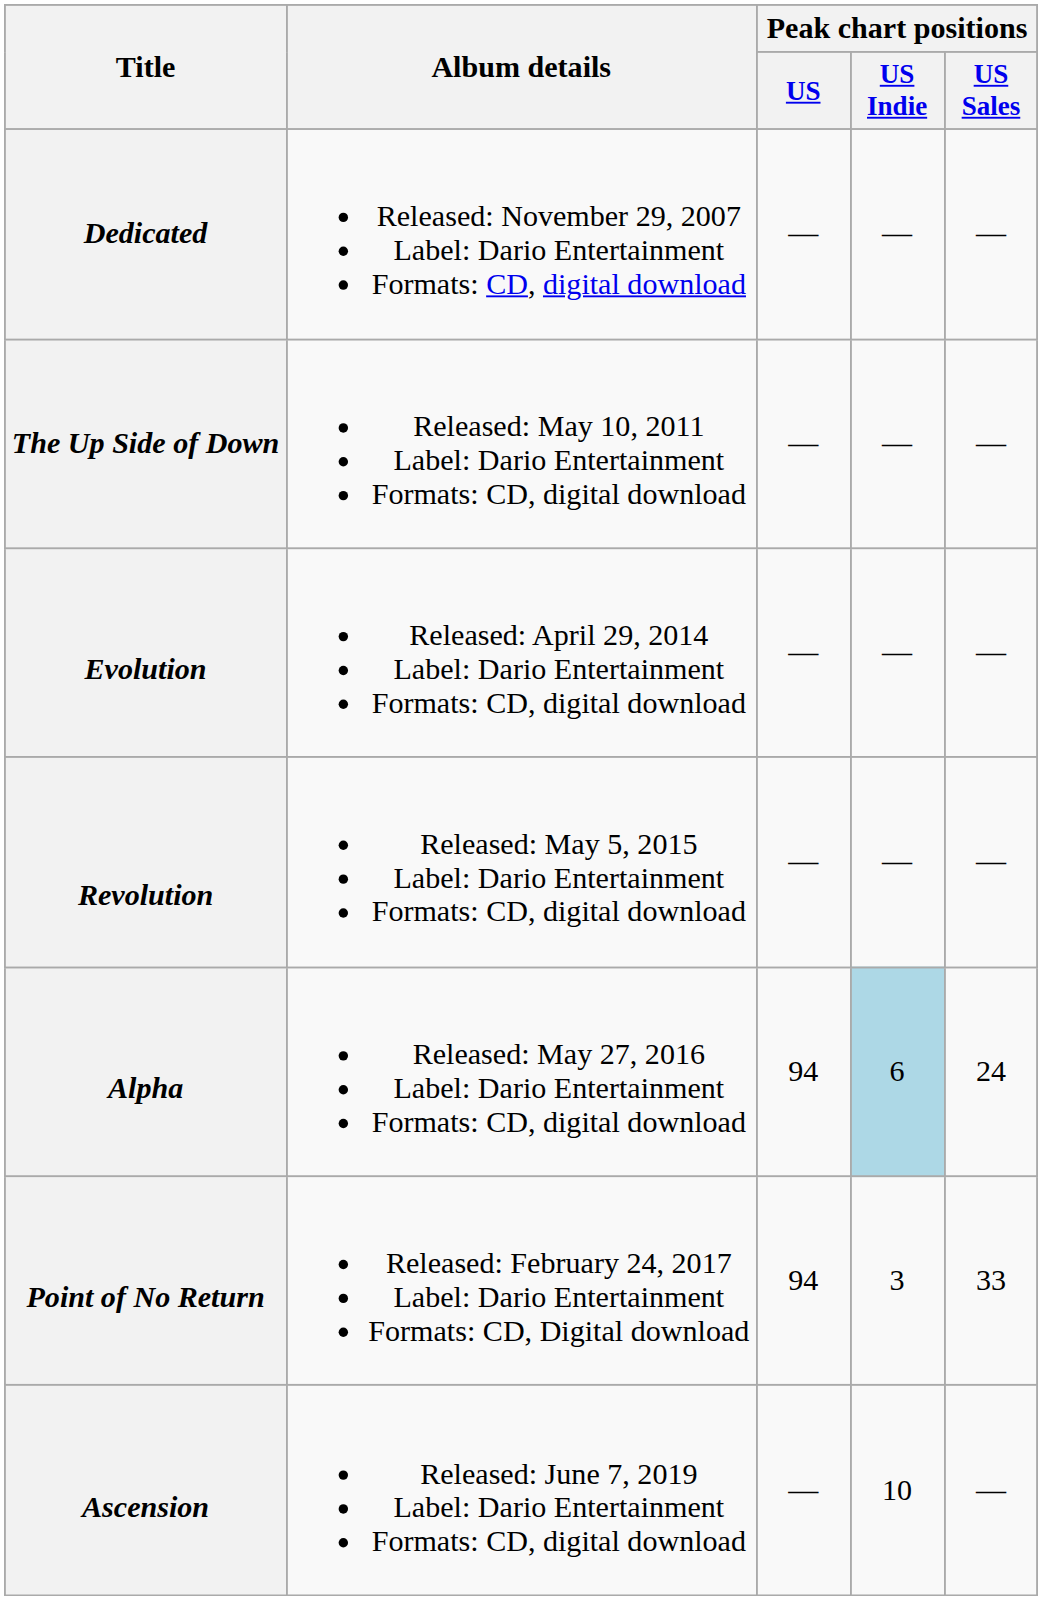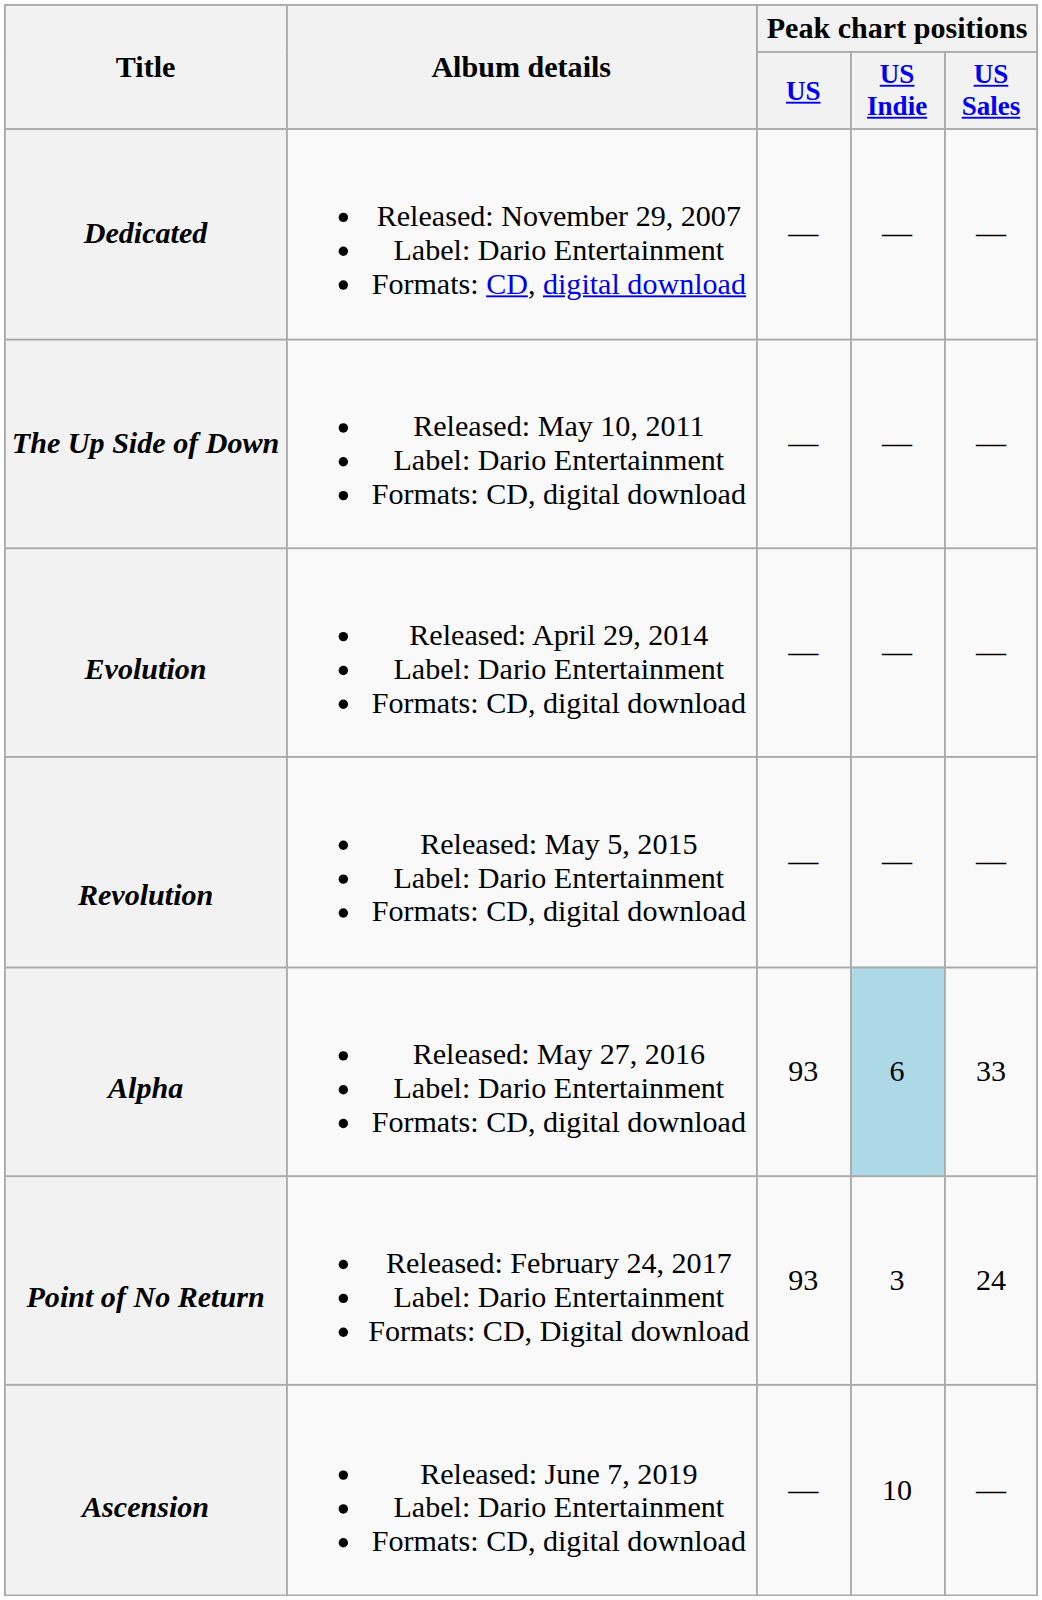(803, 1071) 94 -> (803, 1071) 93
(991, 1071) 24 -> (991, 1071) 33
(803, 1280) 94 -> (803, 1280) 93
(991, 1280) 33 -> (991, 1280) 24
